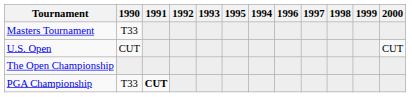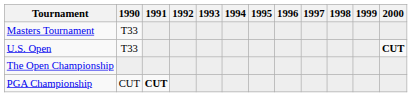columns swapped: (262, 13) <-> (235, 13)
(129, 48) CUT -> (129, 48) T33
(393, 48) normal -> (393, 48) bold
(129, 83) T33 -> (129, 83) CUT
